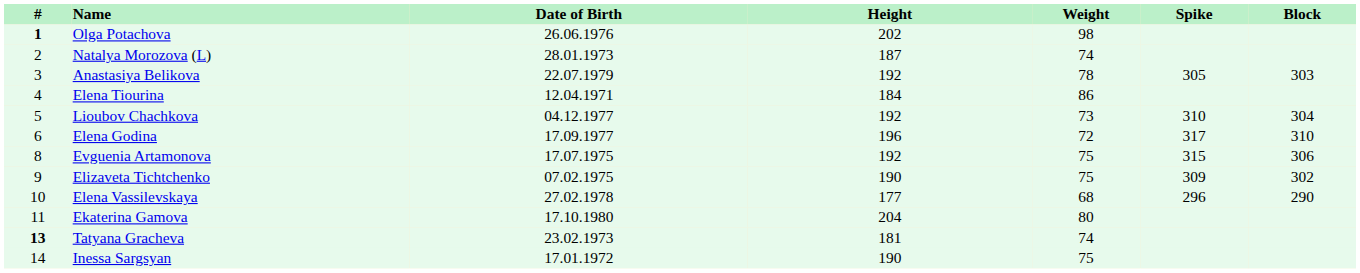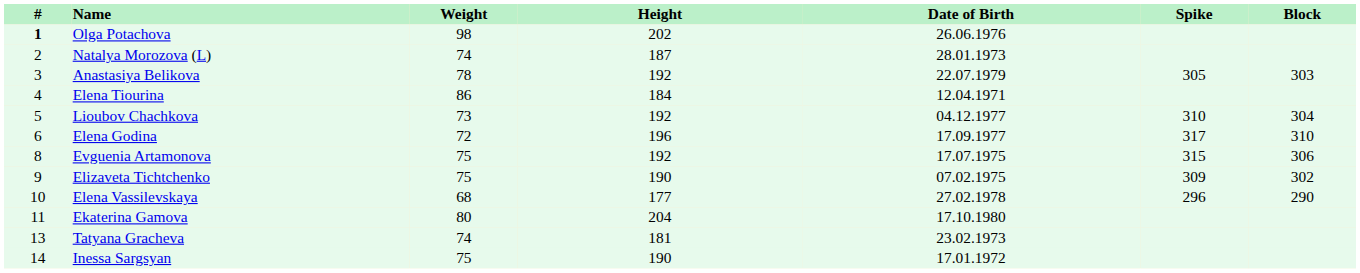columns swapped: (579, 14) <-> (1086, 14)
(38, 237) bold -> (38, 237) normal
